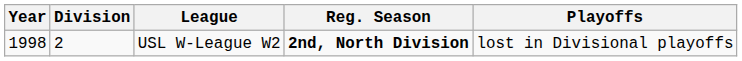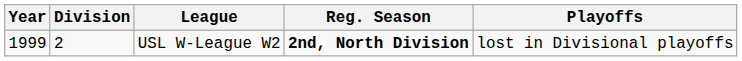(27, 43) 1998 -> (27, 43) 1999
